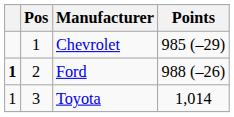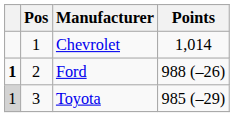(193, 44) 985 (–29) -> (193, 44) 1,014
(12, 98) no background -> (12, 98) lightgrey background
(193, 98) 1,014 -> (193, 98) 985 (–29)
